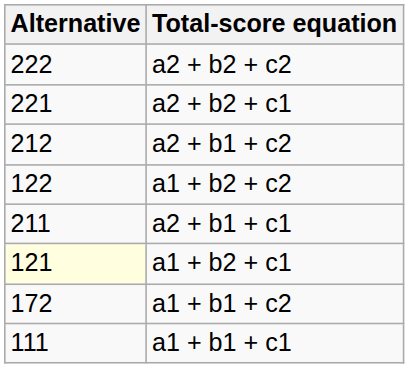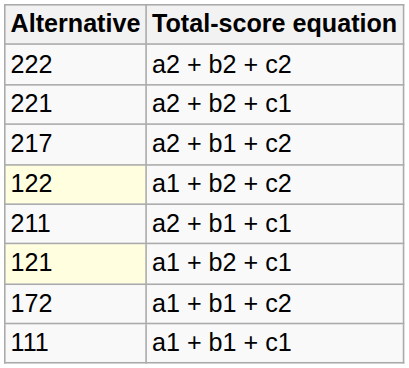(32, 143) 212 -> (32, 143) 217
(32, 183) no background -> (32, 183) lightyellow background
